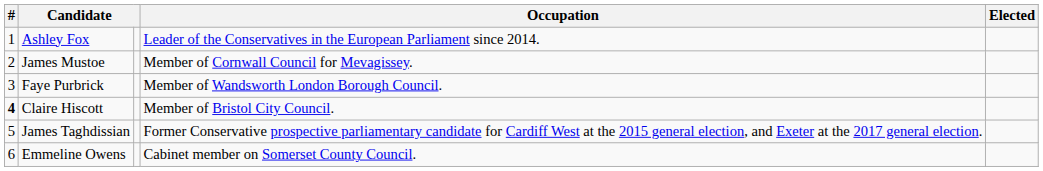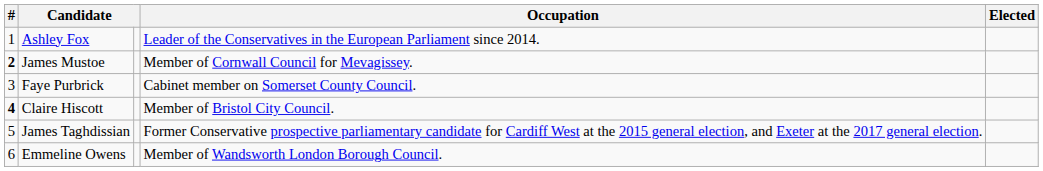(11, 62) normal -> (11, 62) bold
(293, 85) Member of Wandsworth London Borough Council. -> (280, 85) Cabinet member on Somerset County Council.
(280, 154) Cabinet member on Somerset County Council. -> (293, 154) Member of Wandsworth London Borough Council.
